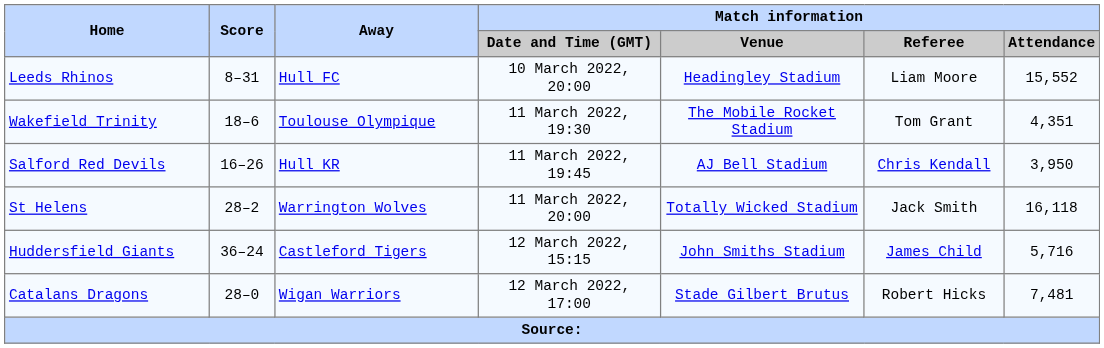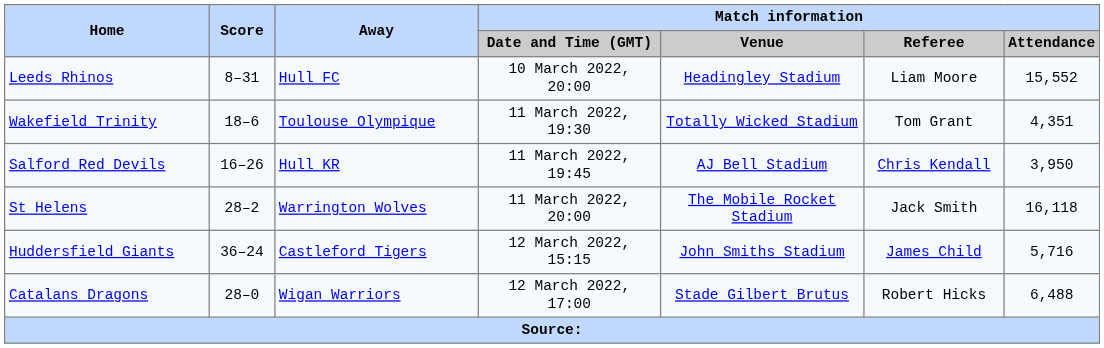(762, 122) The Mobile Rocket Stadium -> (762, 122) Totally Wicked Stadium
(762, 209) Totally Wicked Stadium -> (762, 209) The Mobile Rocket Stadium
(1052, 295) 7,481 -> (1052, 295) 6,488
